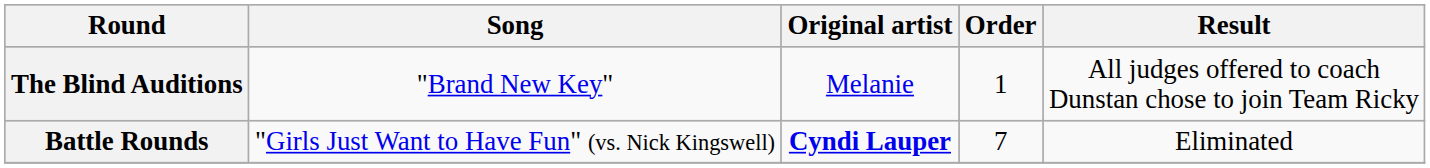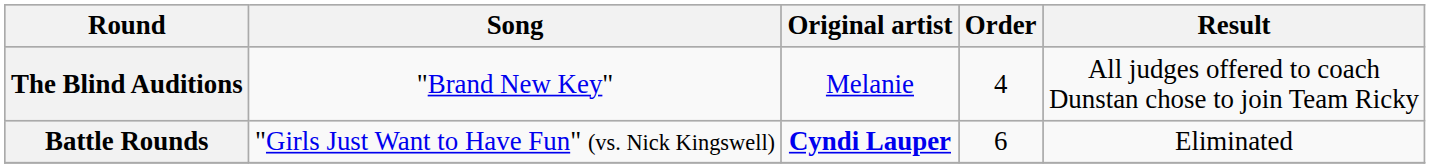(1001, 83) 1 -> (1001, 83) 4
(1001, 141) 7 -> (1001, 141) 6
